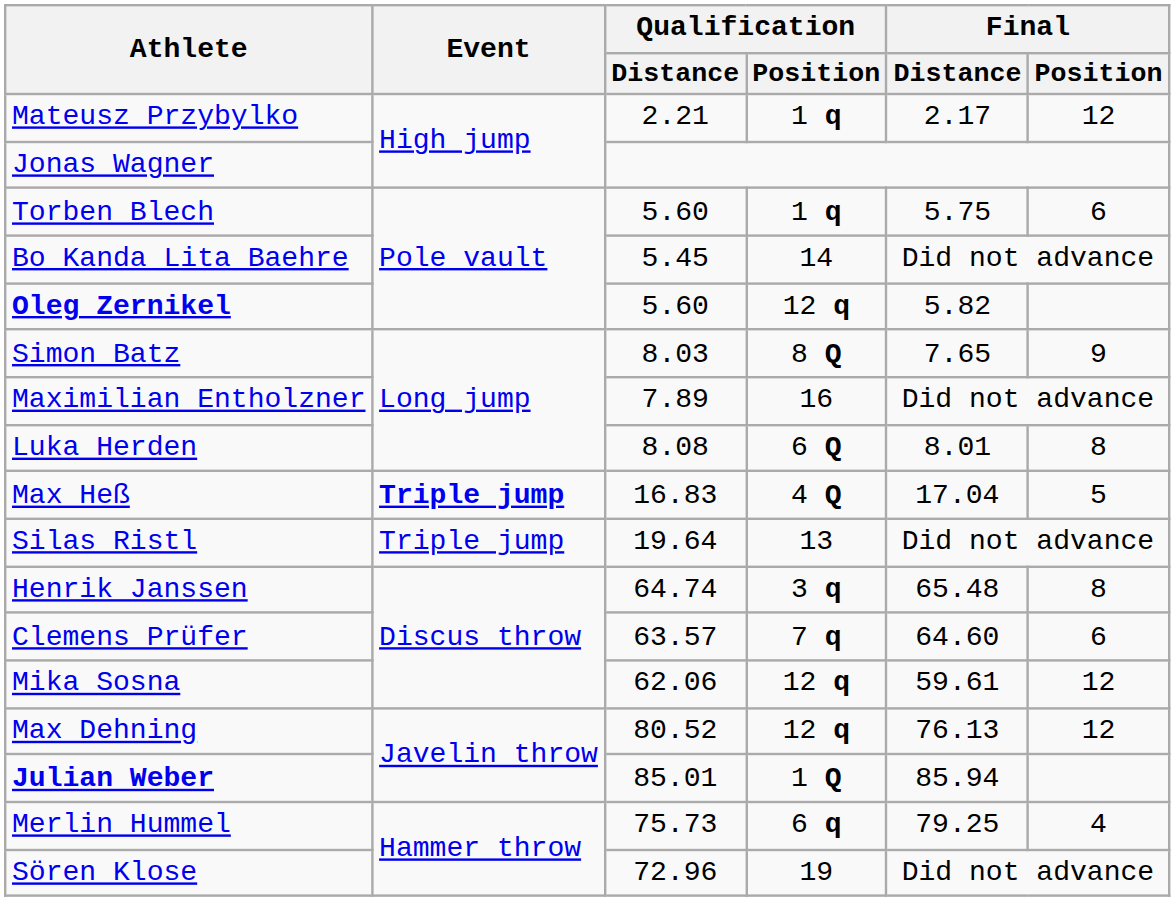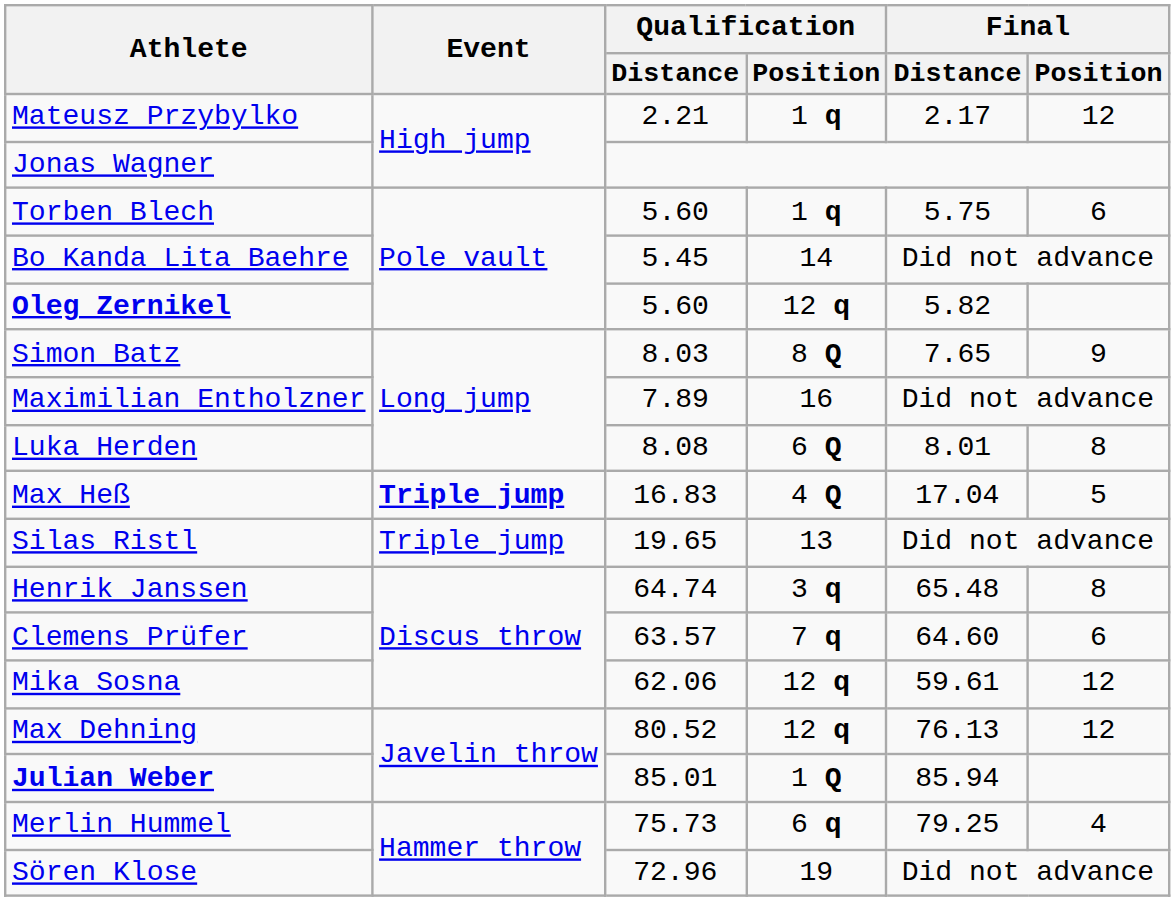(675, 542) 19.64 -> (675, 542) 19.65
